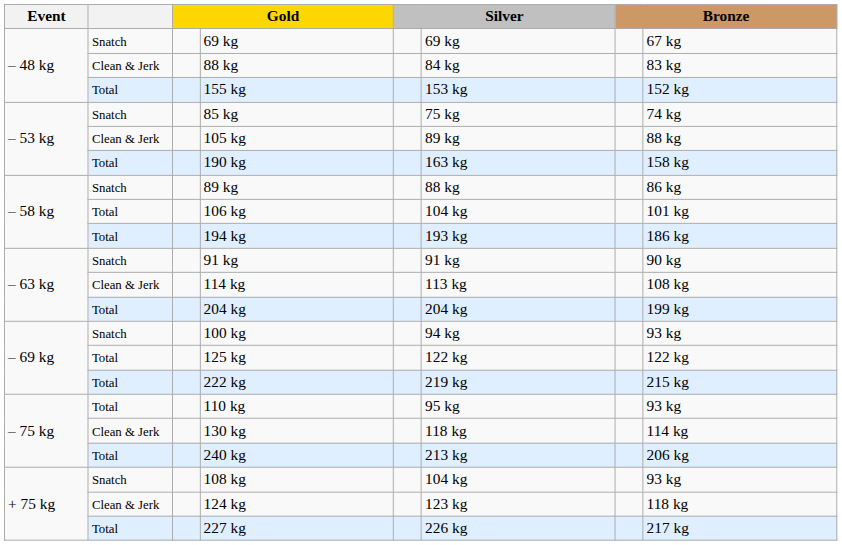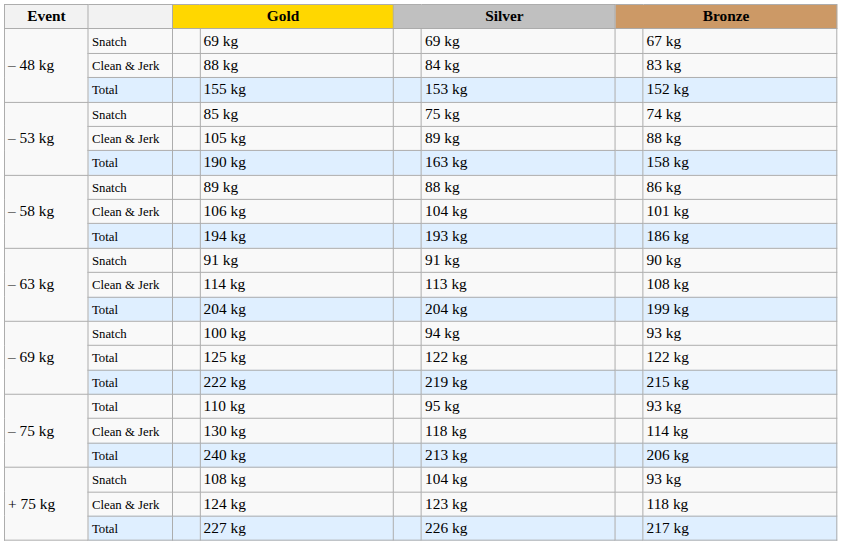(105, 212) Total -> (126, 212) Clean & Jerk
